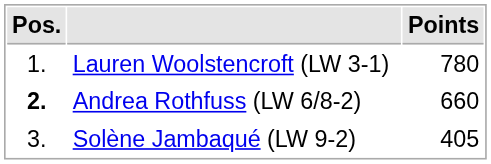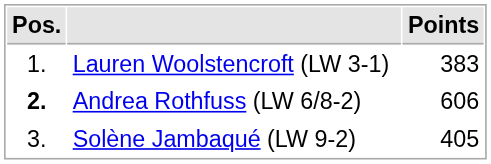(460, 64) 780 -> (460, 64) 383
(460, 101) 660 -> (460, 101) 606
